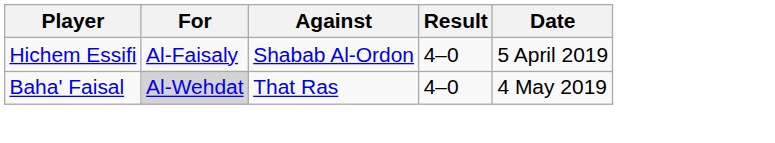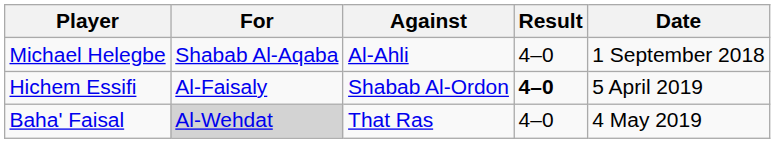+ row: (88, 54)
(441, 54) normal -> (536, 87) bold
